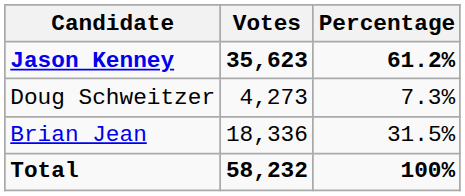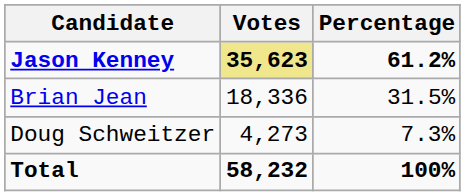(267, 60) no background -> (267, 60) khaki background
rows swapped: (79, 135) <-> (113, 98)
